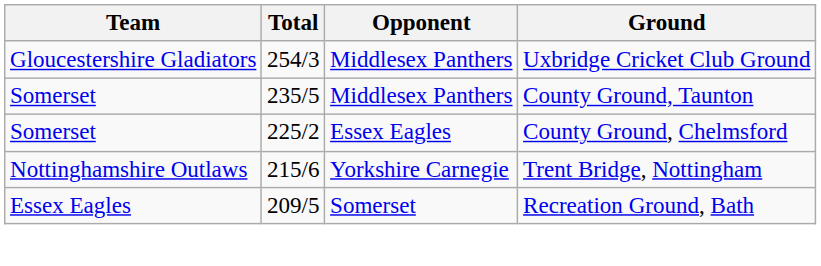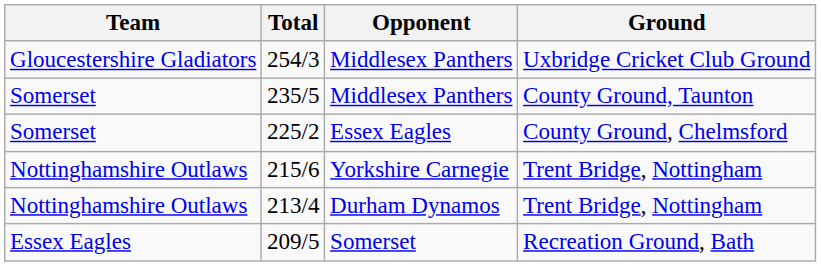+ row: (293, 205)
